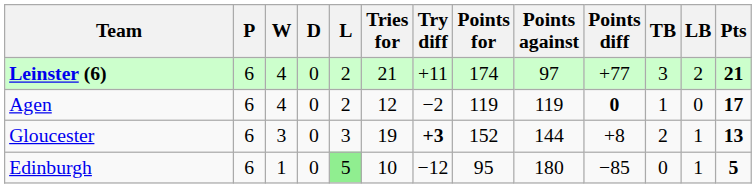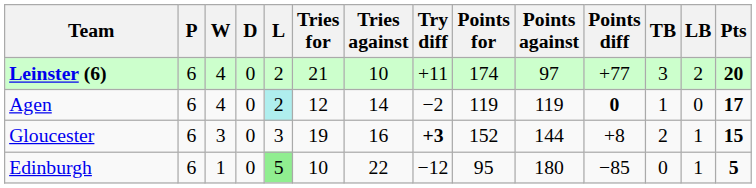+ column: (378, 31)
(734, 73) 21 -> (734, 73) 20
(346, 104) no background -> (279, 104) paleturquoise background
(734, 135) 13 -> (734, 135) 15
